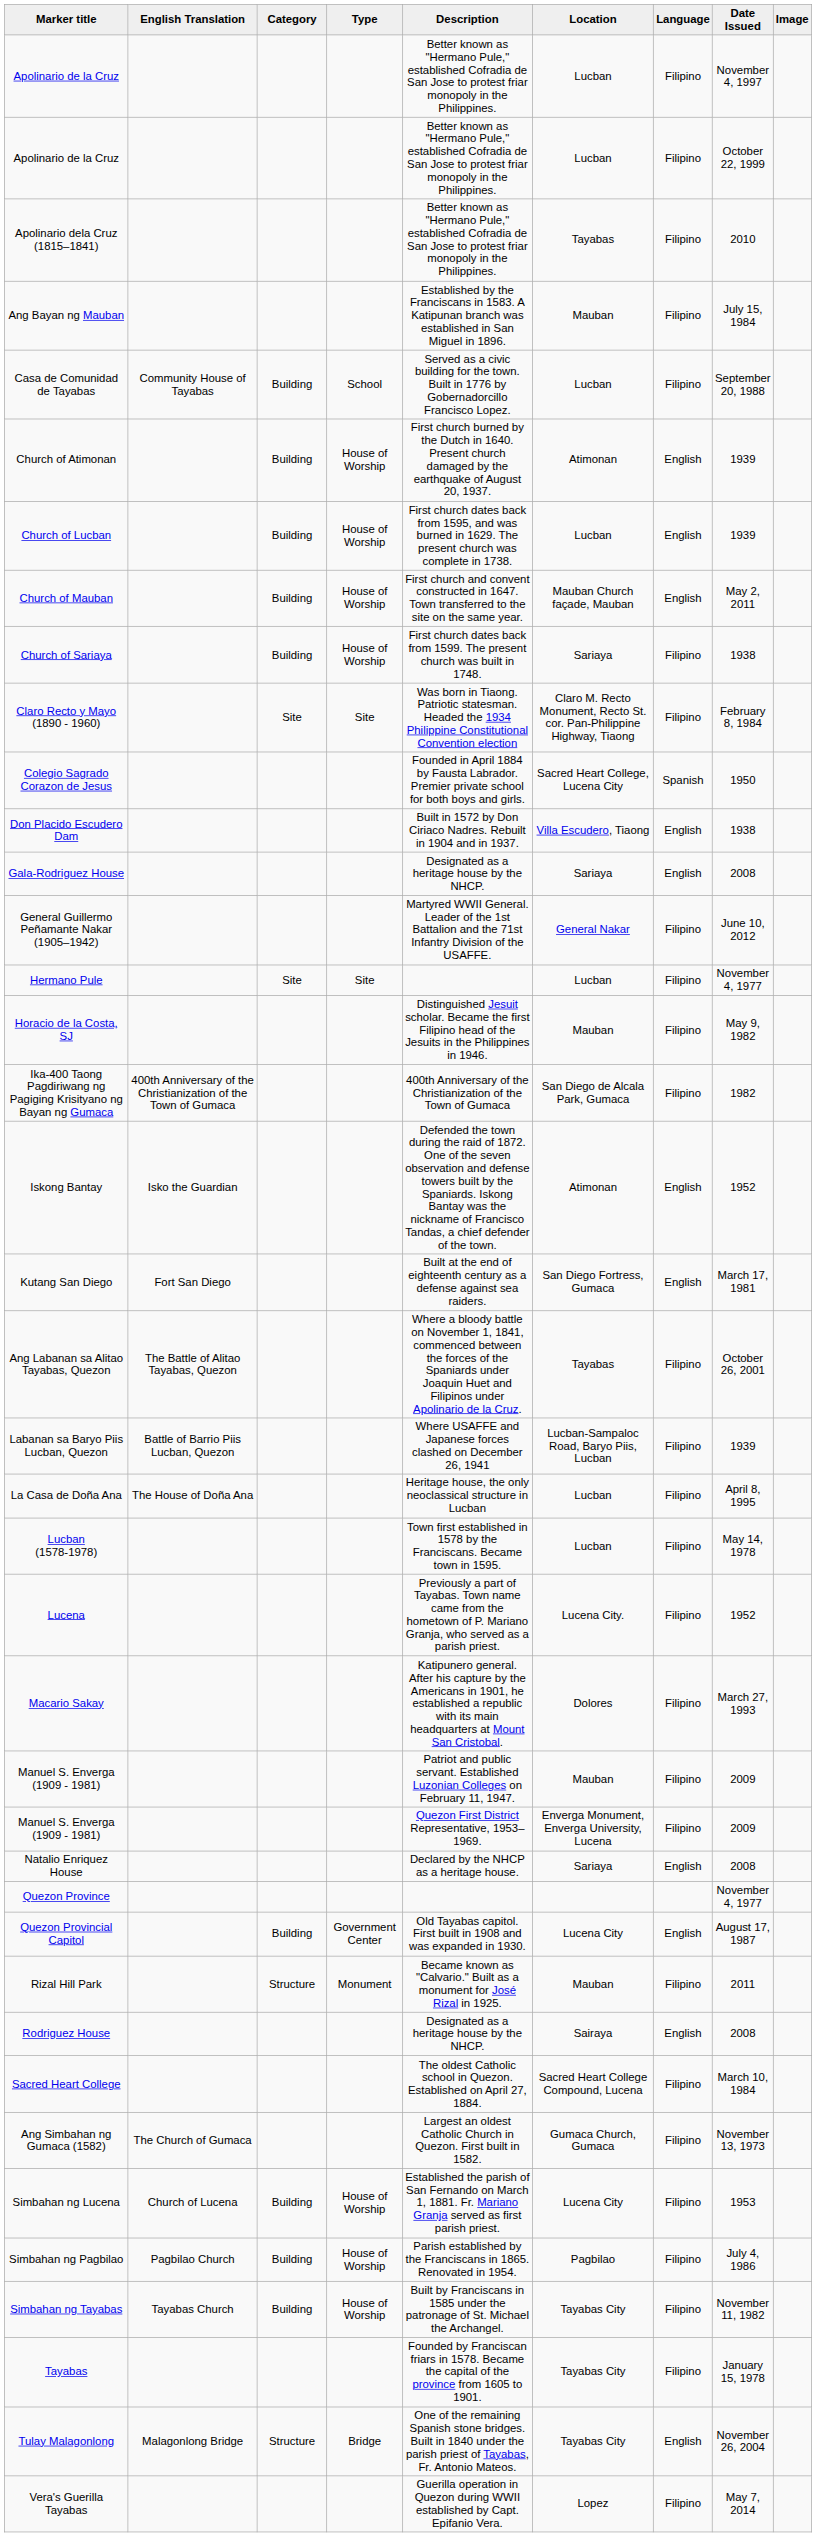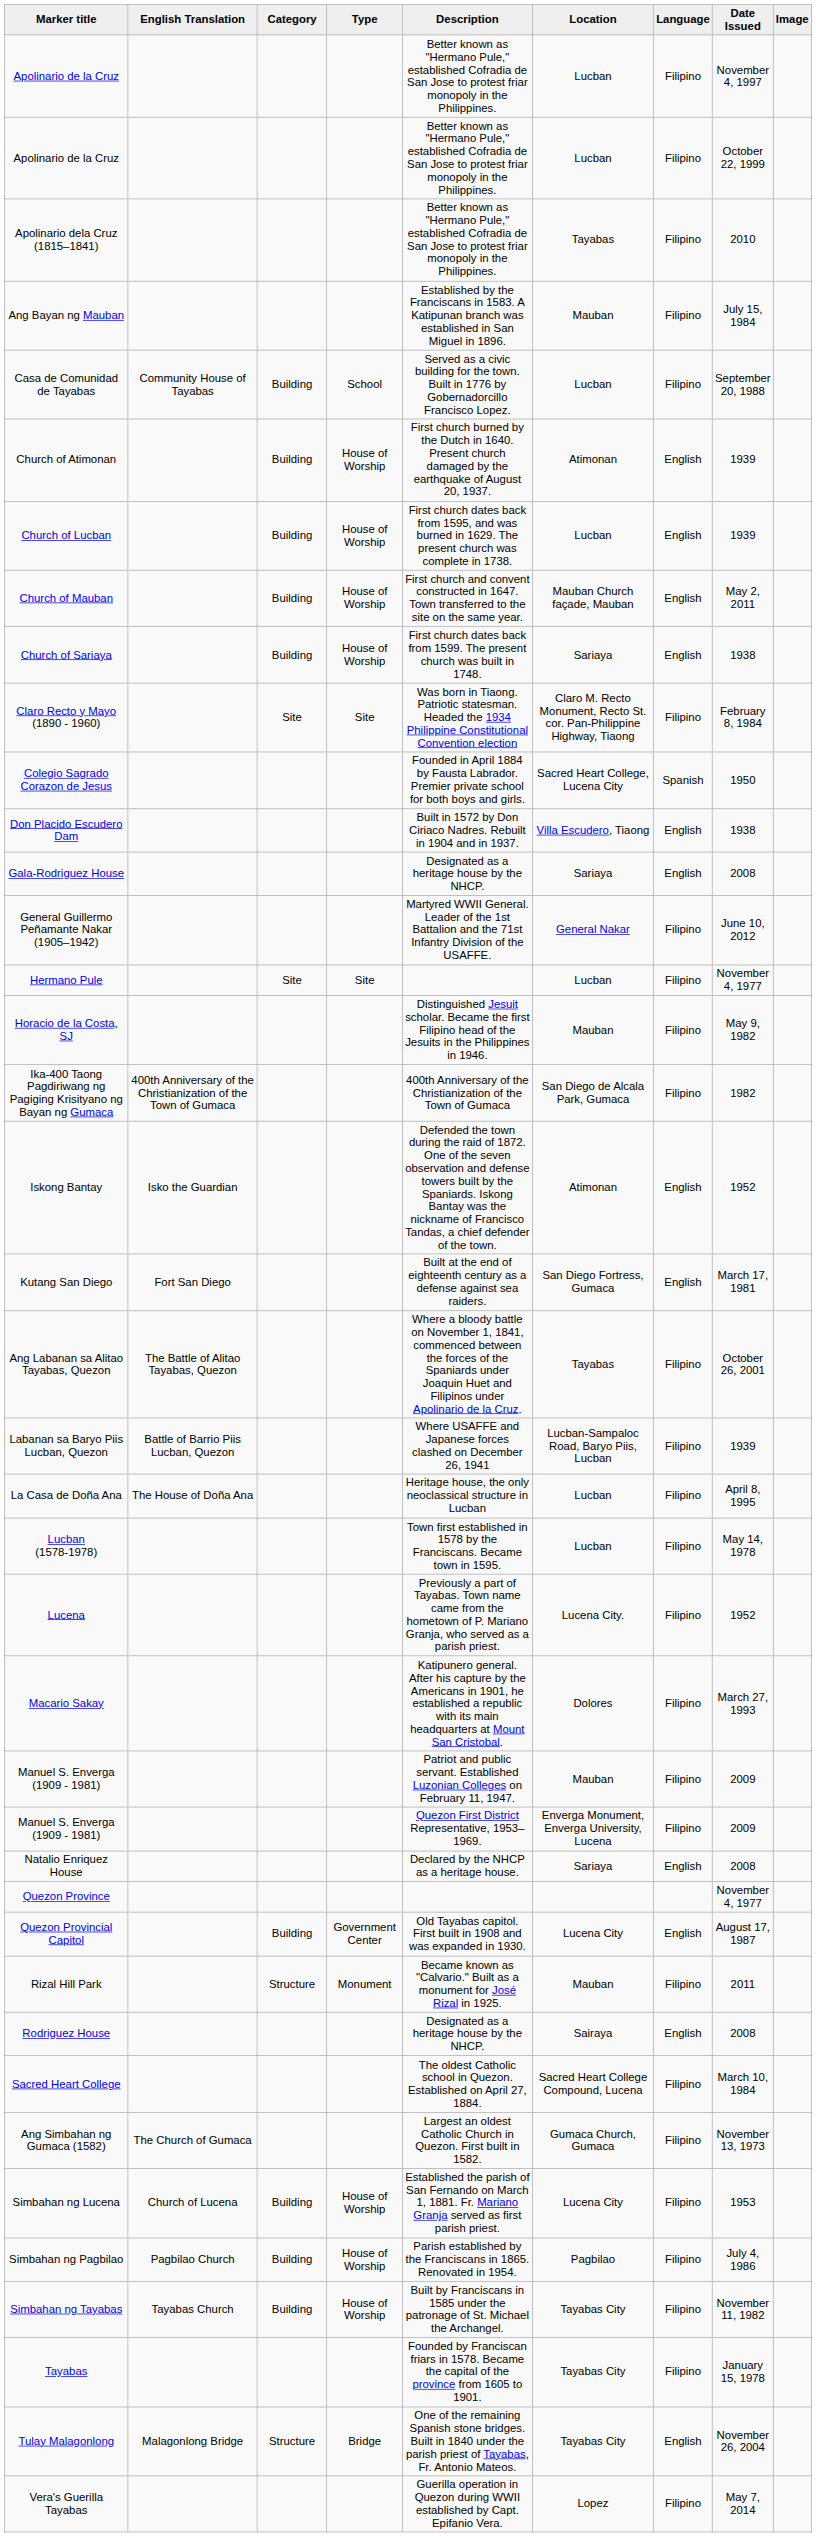(683, 654) Filipino -> (683, 654) English
